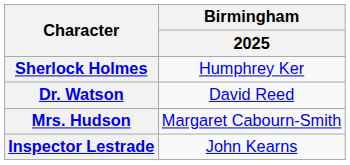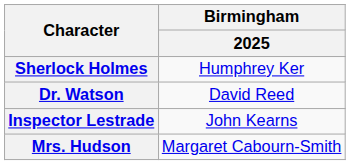rows swapped: (81, 120) <-> (81, 146)
